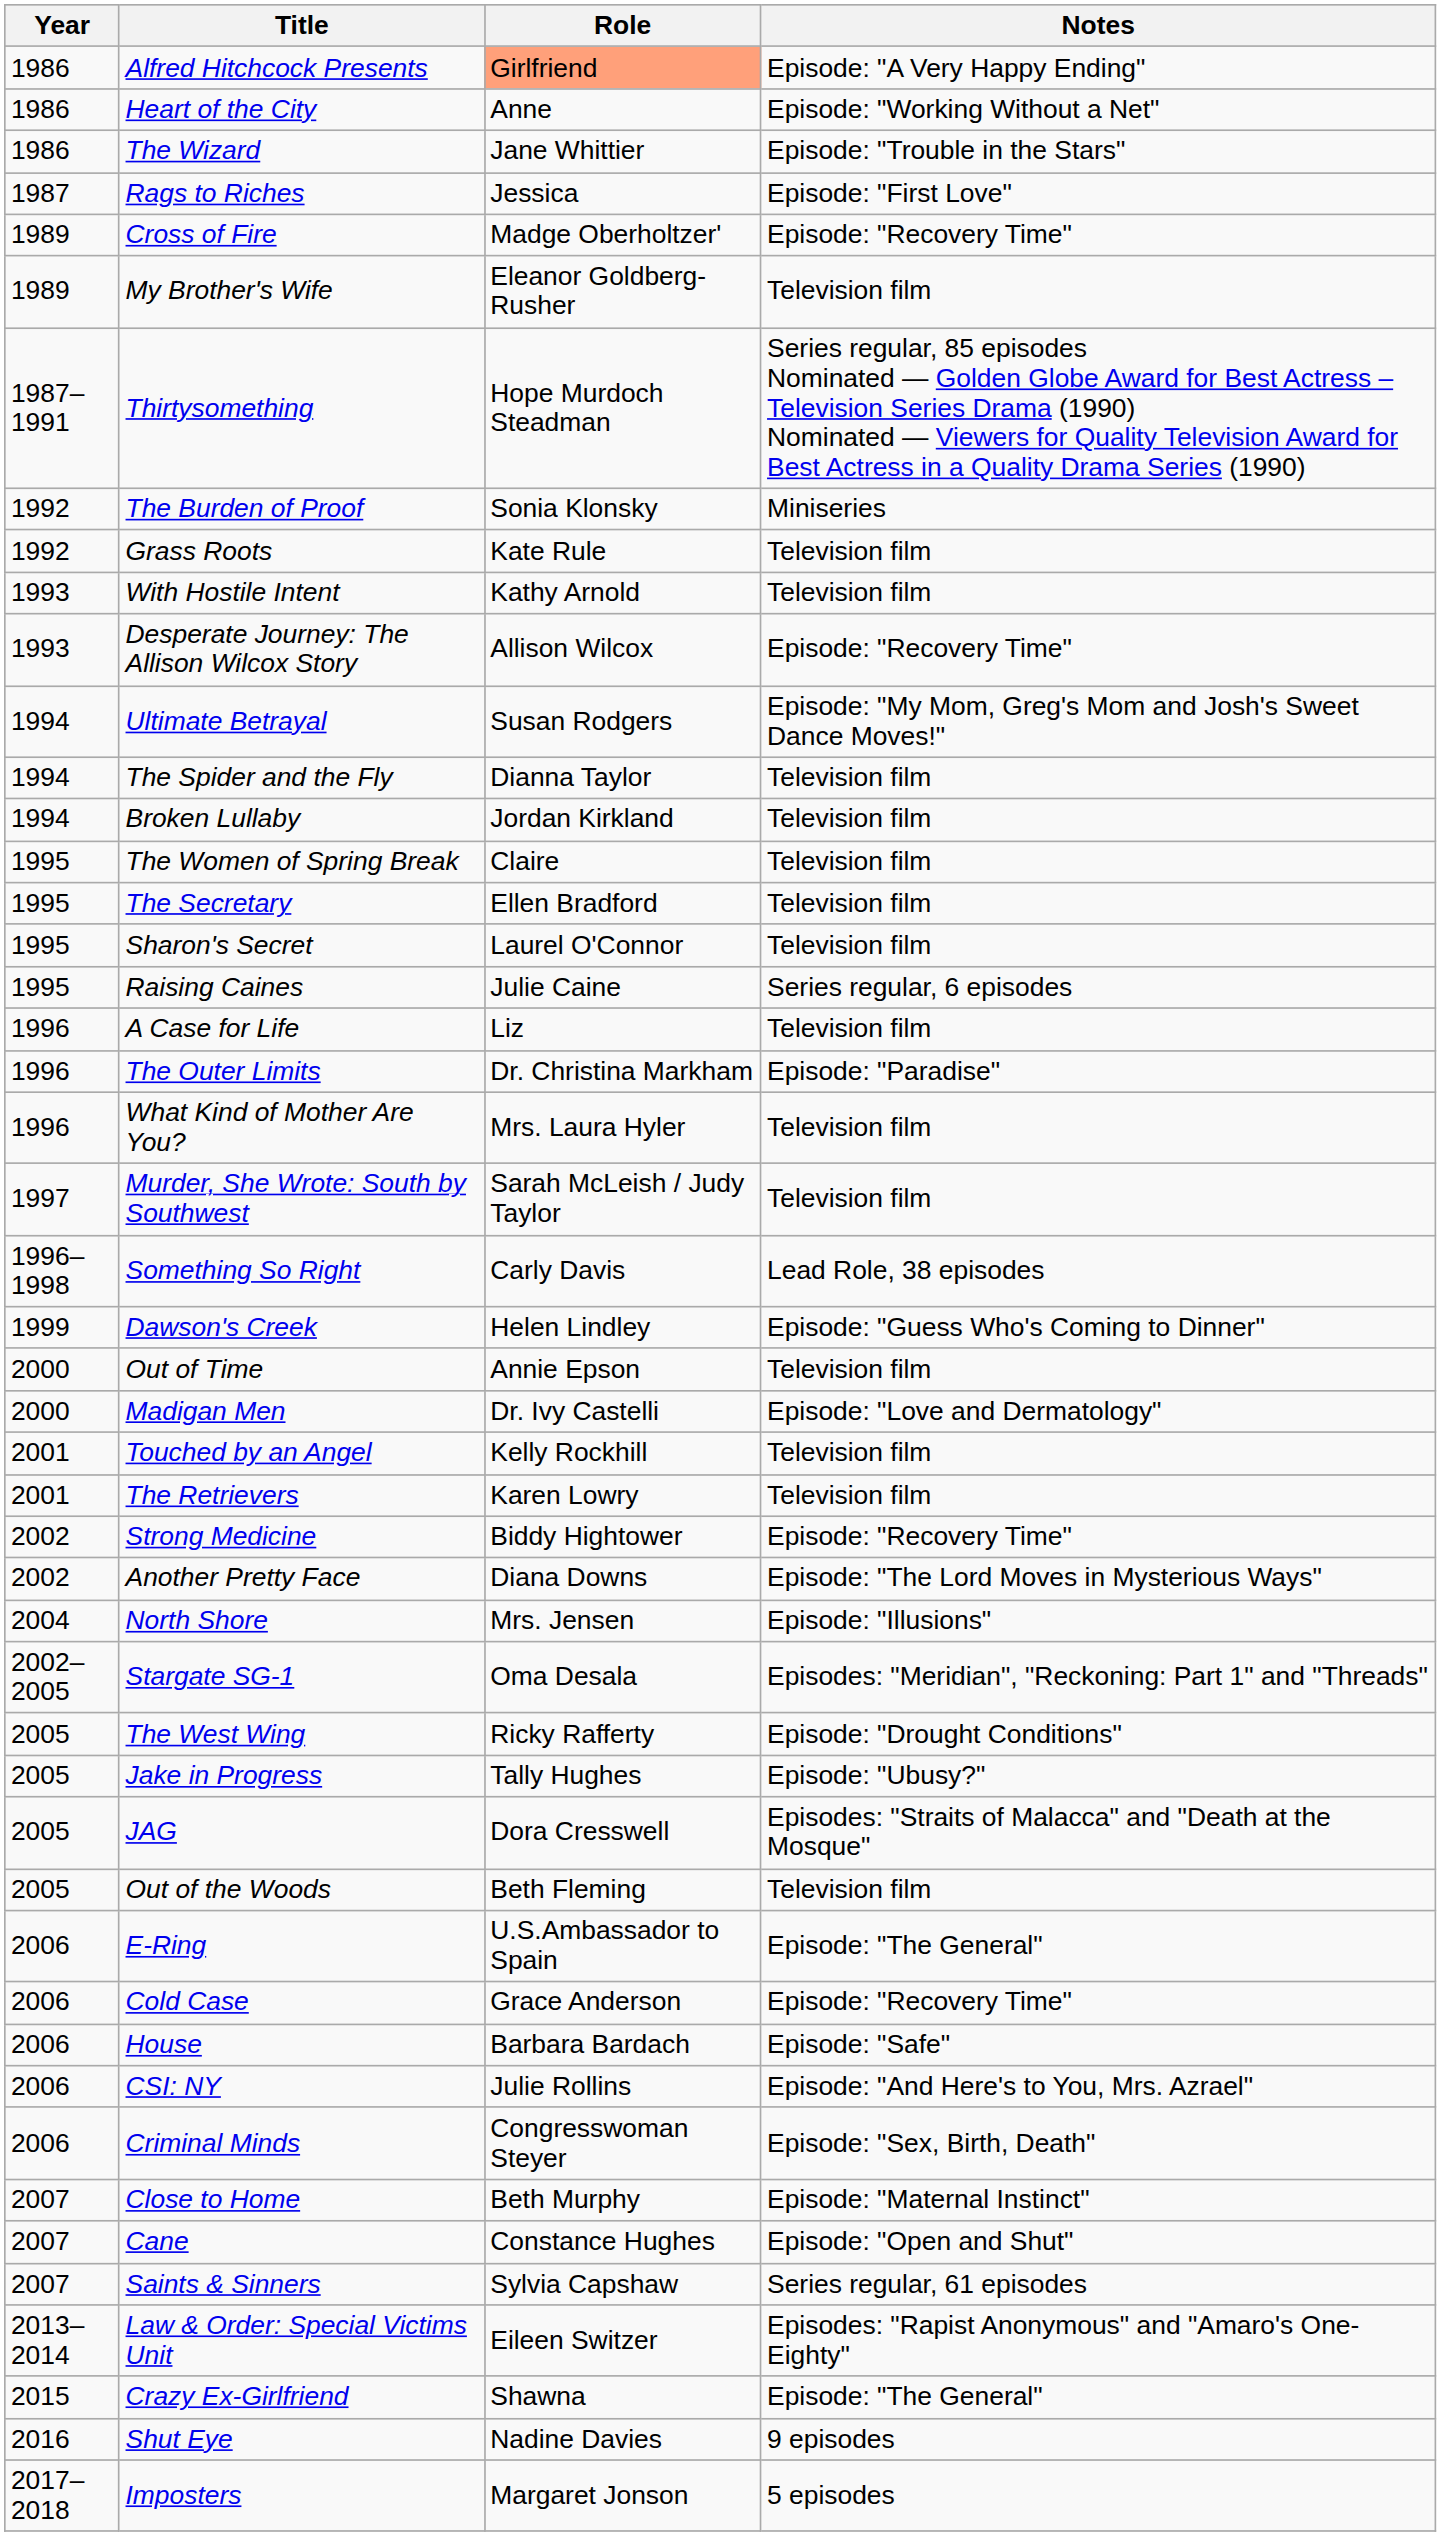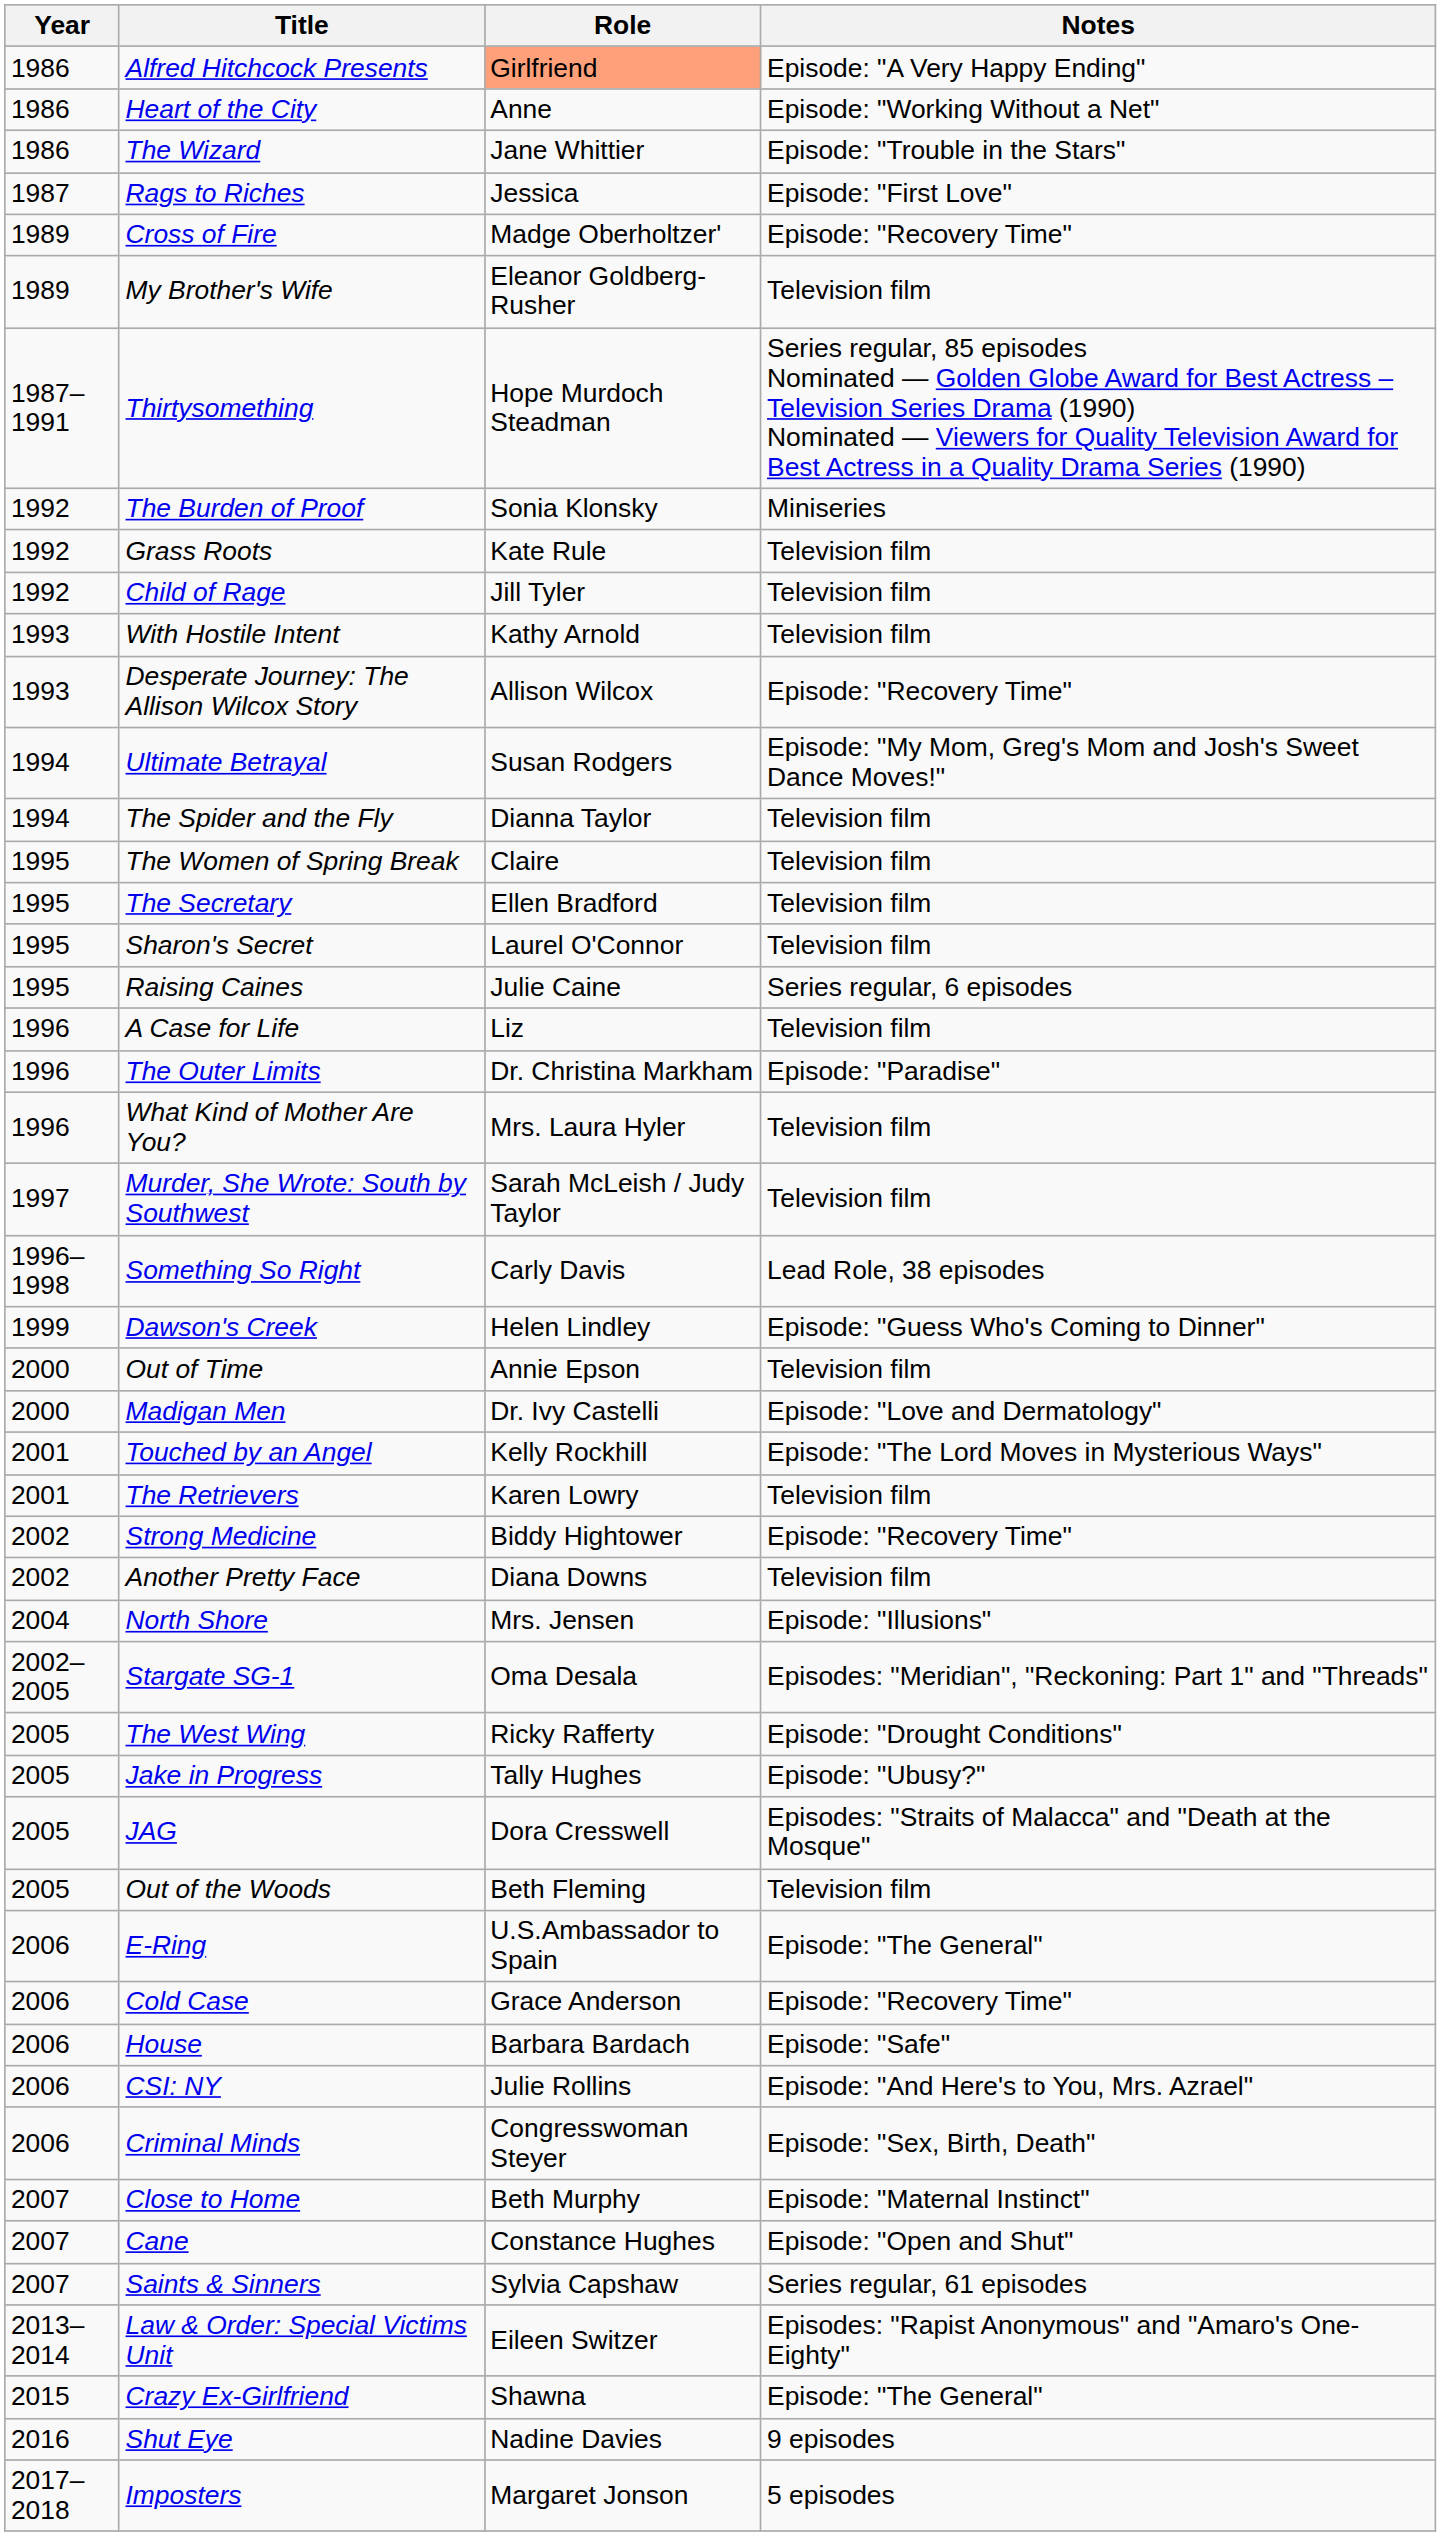+ row: (206, 592)
- row: (213, 819)
(849, 1452) Television film -> (1044, 1452) Episode: "The Lord Moves in Mysterious Ways"
(1044, 1578) Episode: "The Lord Moves in Mysterious Ways" -> (849, 1578) Television film
